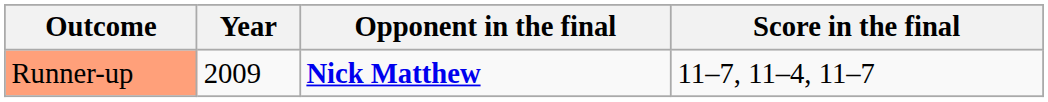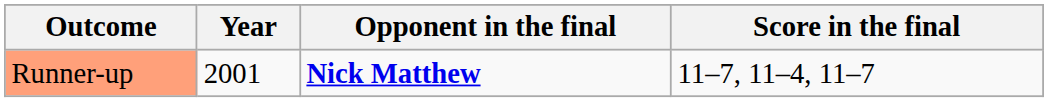(232, 72) 2009 -> (232, 72) 2001
